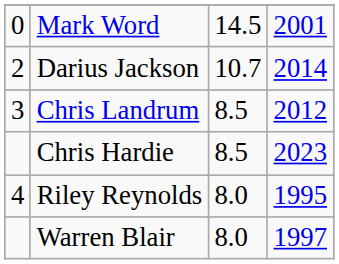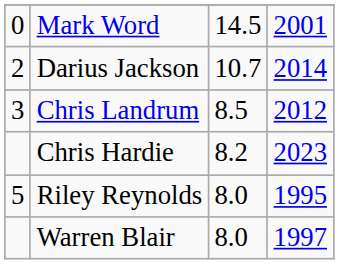(231, 152) 8.5 -> (231, 152) 8.2
(18, 195) 4 -> (18, 195) 5
